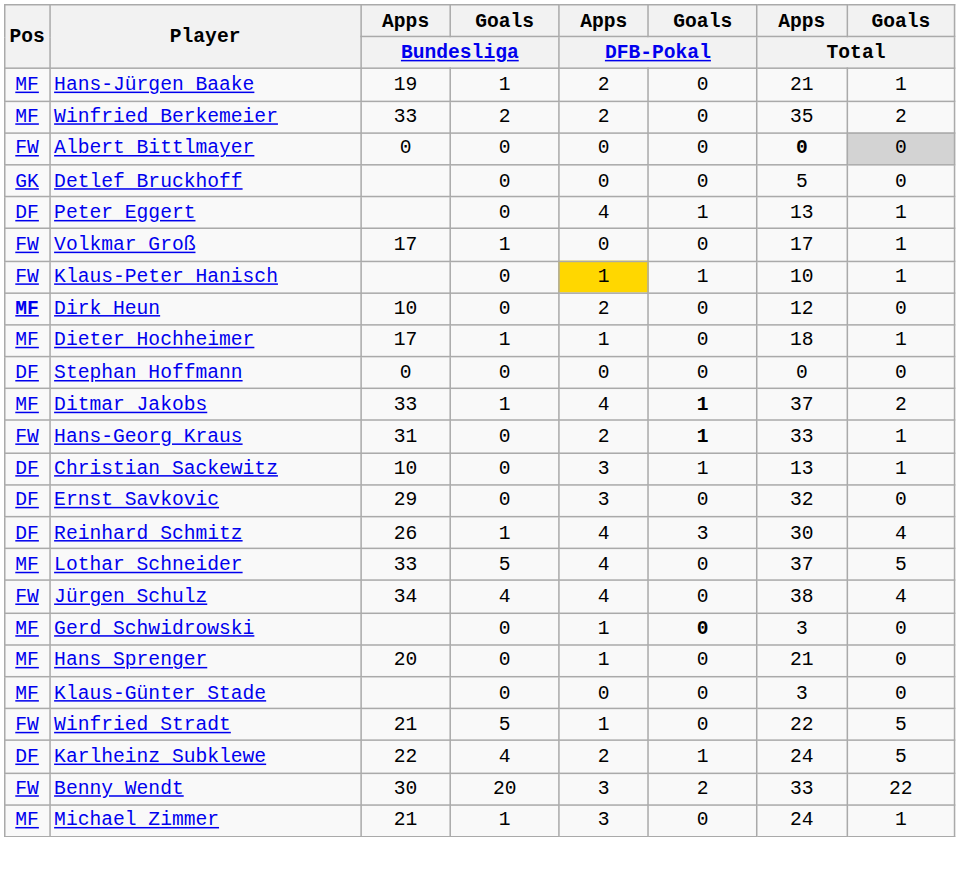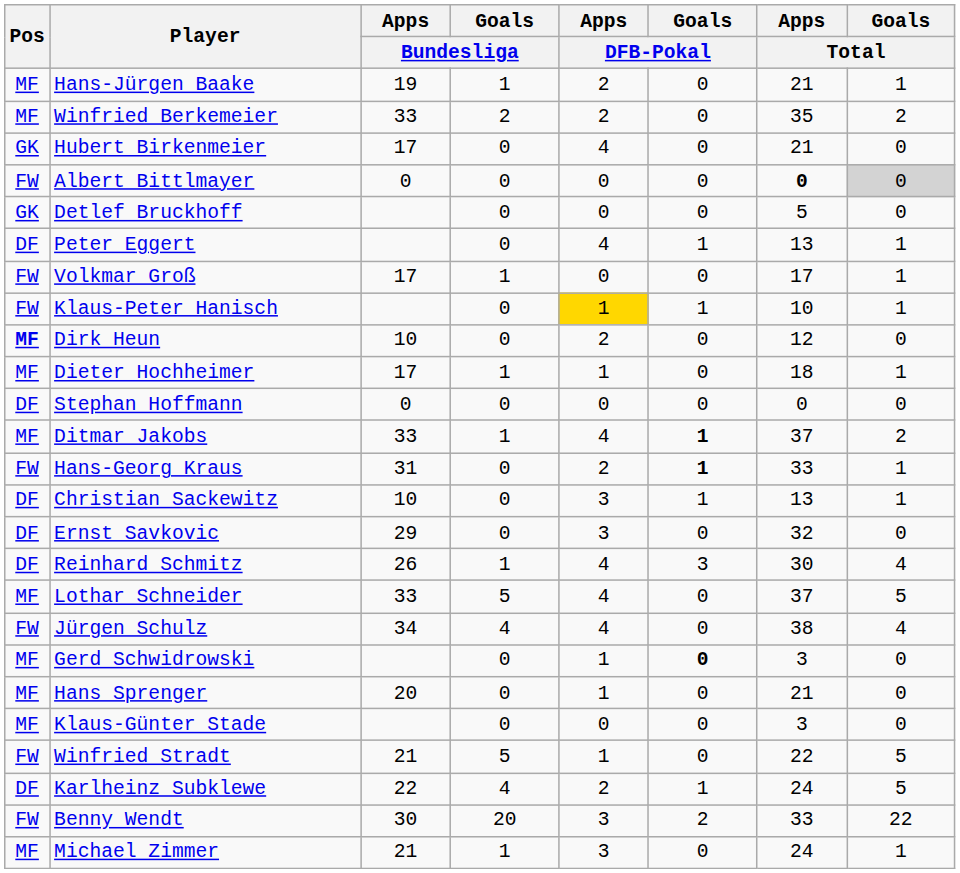+ row: (160, 149)
